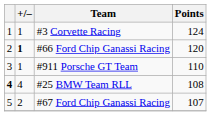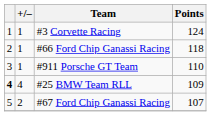(20, 49) bold -> (20, 49) normal
(196, 49) 120 -> (196, 49) 118
(196, 84) 108 -> (196, 84) 109
